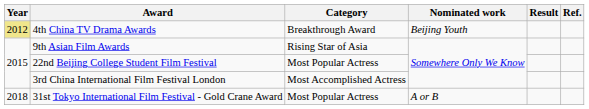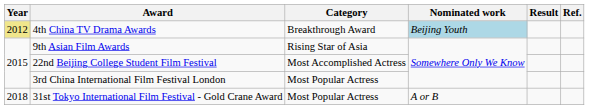(439, 29) no background -> (439, 29) lightblue background
(333, 63) Most Popular Actress -> (347, 63) Most Accomplished Actress
(347, 79) Most Accomplished Actress -> (333, 79) Most Popular Actress
